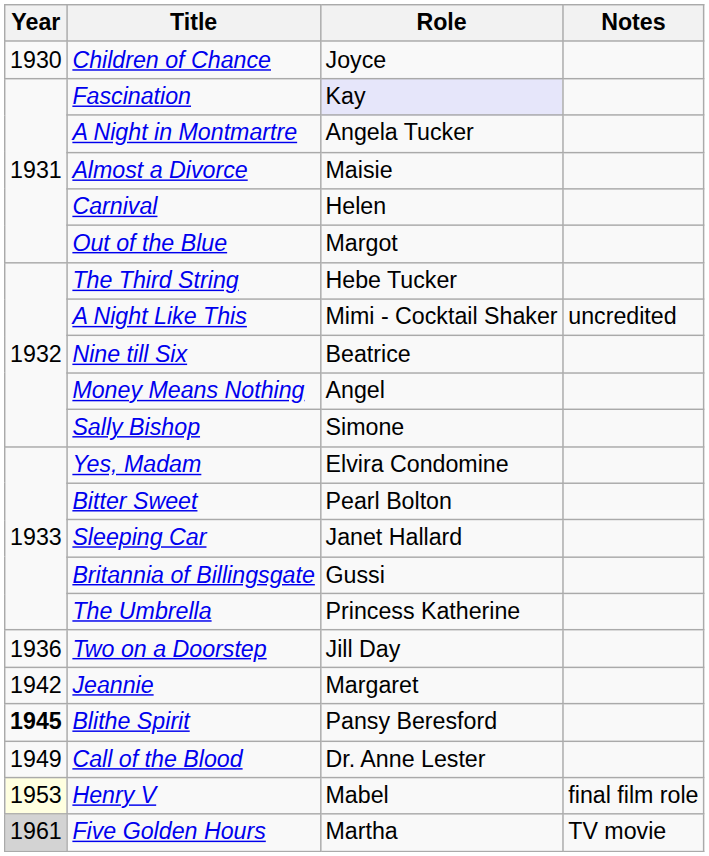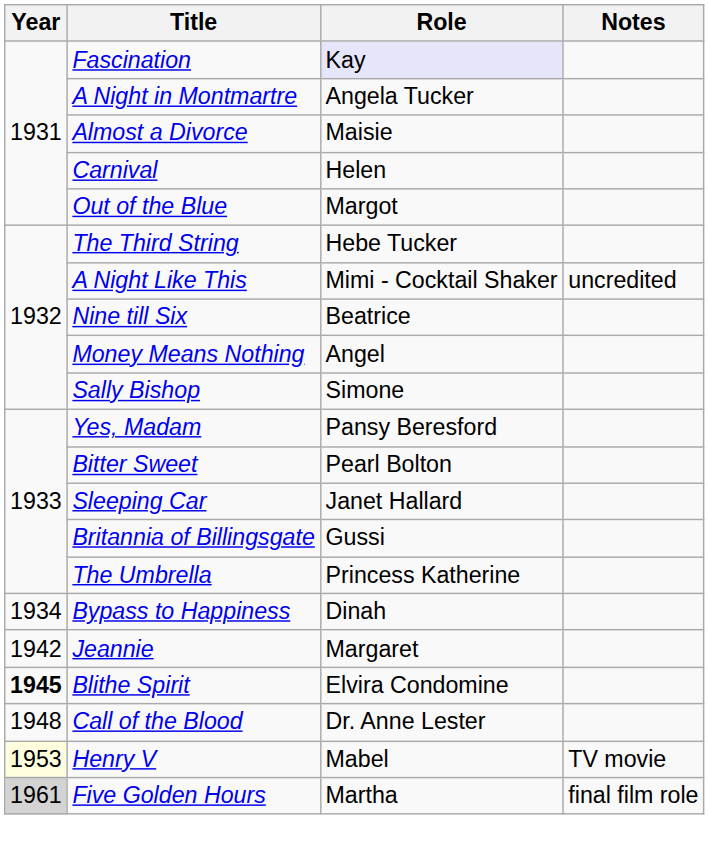- row: (172, 59)
(417, 464) Elvira Condomine -> (411, 427) Pansy Beresford
+ row: (181, 611)
- row: (170, 648)
(411, 721) Pansy Beresford -> (417, 685) Elvira Condomine
(36, 758) 1949 -> (36, 721) 1948
(633, 795) final film role -> (617, 758) TV movie
(617, 832) TV movie -> (633, 795) final film role
